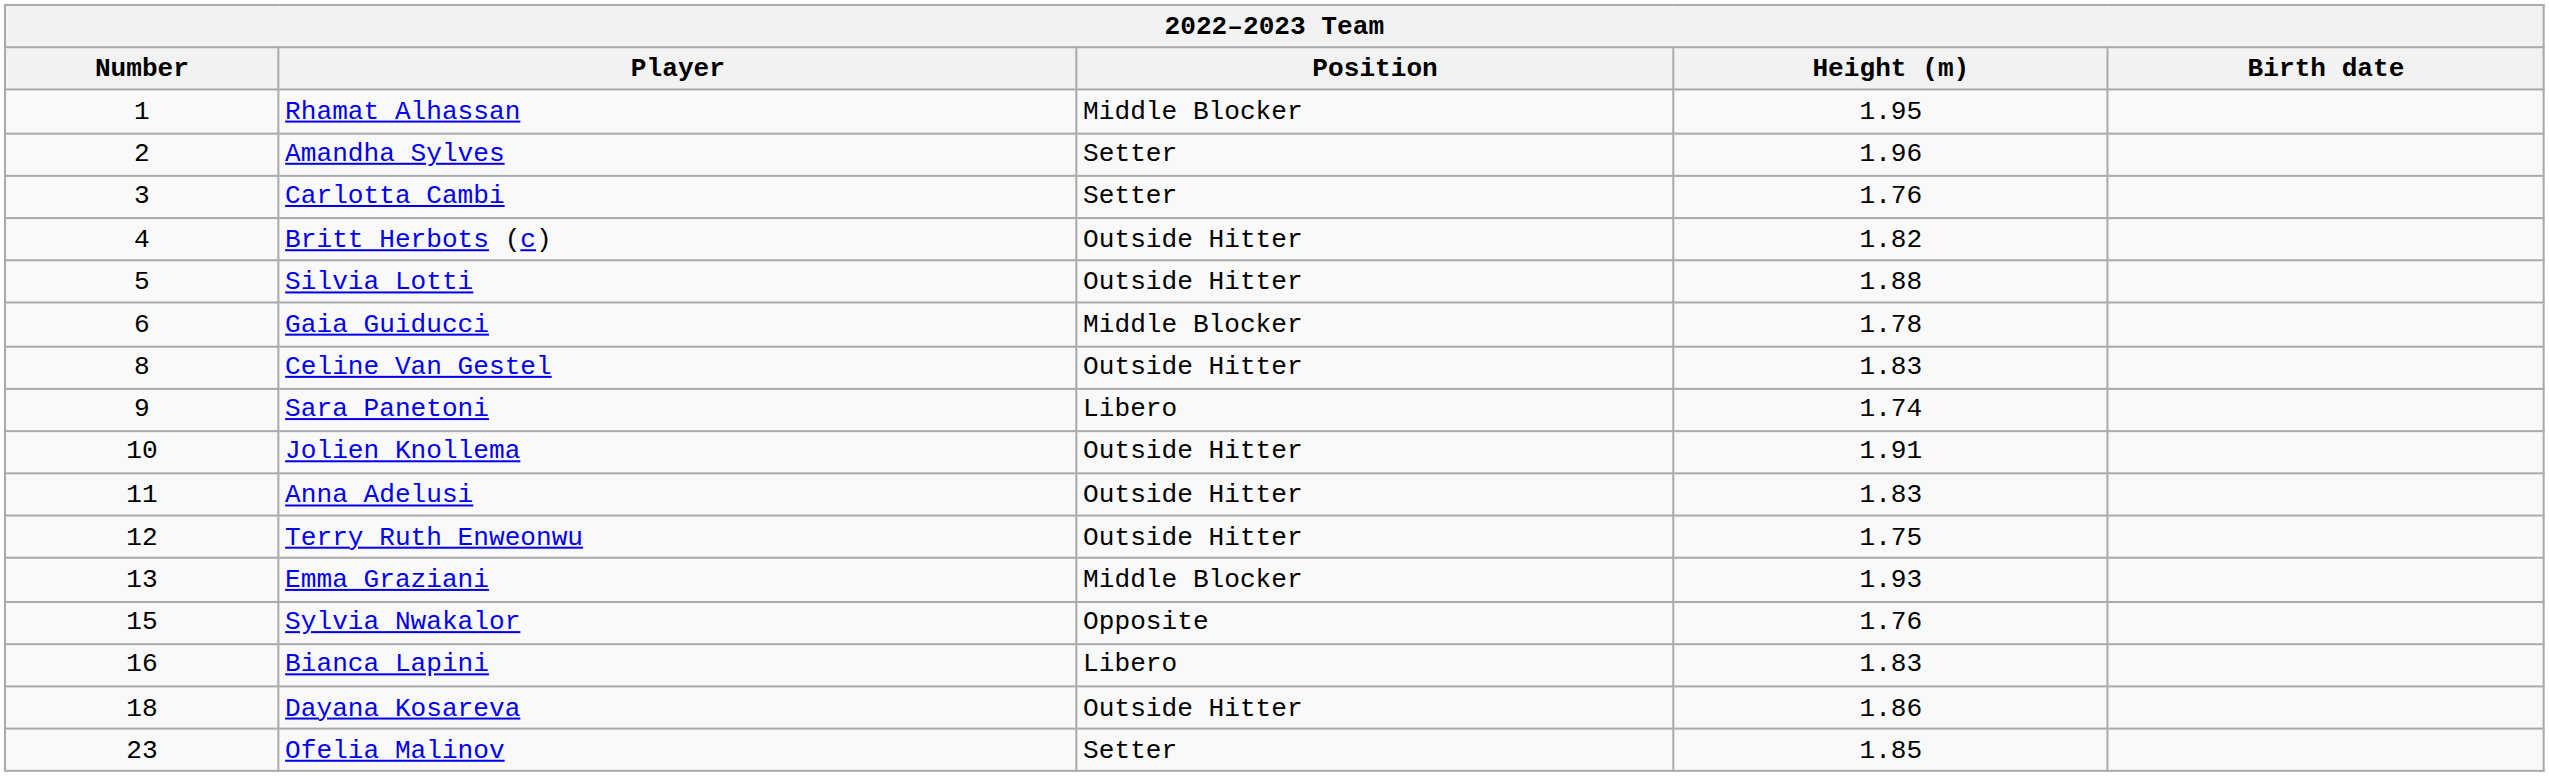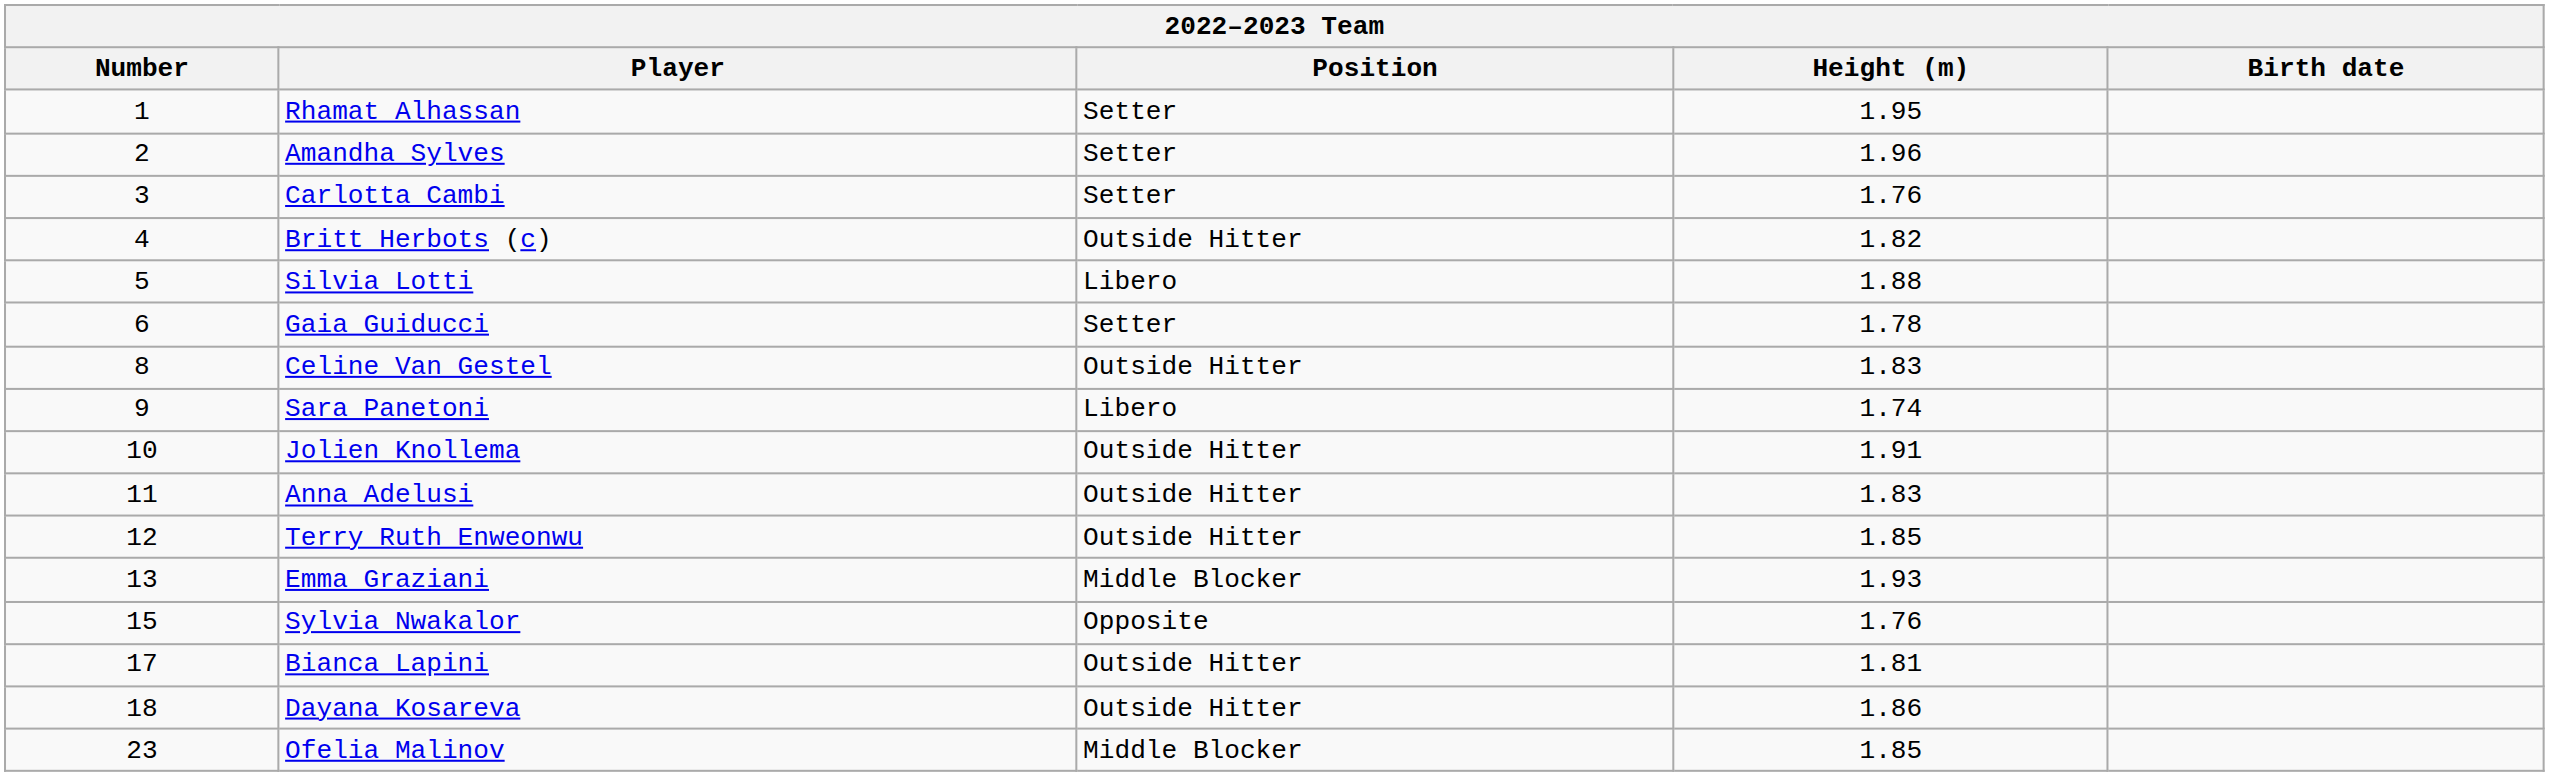(1193, 111) Middle Blocker -> (1130, 111) Setter
(1193, 282) Outside Hitter -> (1130, 282) Libero
(1193, 324) Middle Blocker -> (1130, 324) Setter
(1891, 537) 1.75 -> (1891, 537) 1.85
(142, 665) 16 -> (142, 665) 17
(1130, 665) Libero -> (1193, 665) Outside Hitter
(1891, 665) 1.83 -> (1891, 665) 1.81
(1130, 750) Setter -> (1193, 750) Middle Blocker
